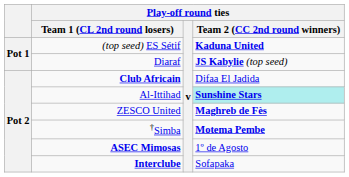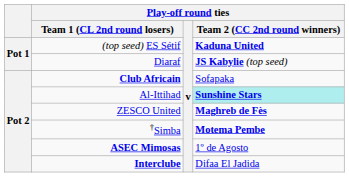(227, 78) Difaa El Jadida -> (215, 78) Sofapaka
(215, 164) Sofapaka -> (227, 164) Difaa El Jadida
